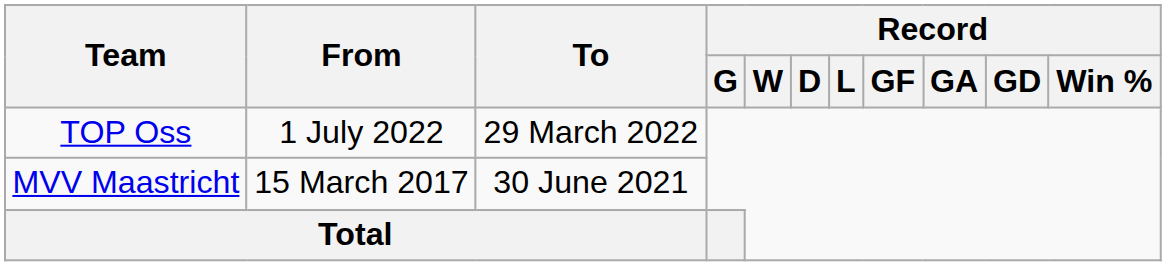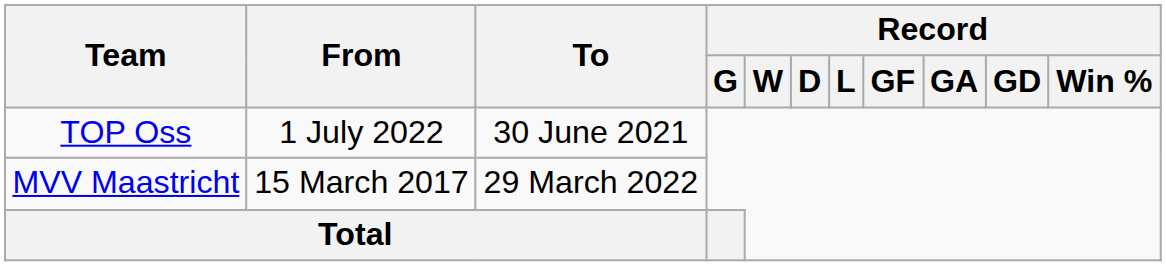(591, 132) 29 March 2022 -> (591, 132) 30 June 2021
(591, 183) 30 June 2021 -> (591, 183) 29 March 2022
